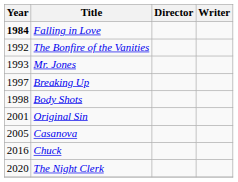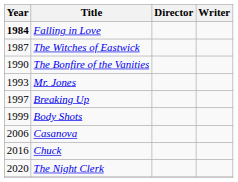+ row: (87, 47)
(18, 47) 1992 -> (18, 64) 1990
(18, 99) 1998 -> (18, 116) 1999
- row: (61, 116)
(18, 133) 2005 -> (18, 133) 2006
